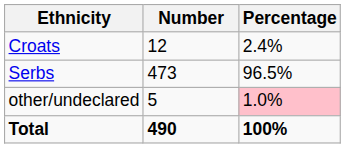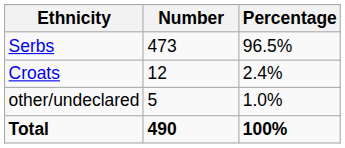rows swapped: (31, 73) <-> (34, 45)
(263, 101) pink background -> (263, 101) no background
